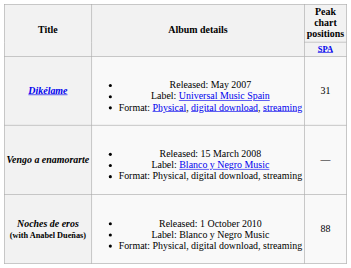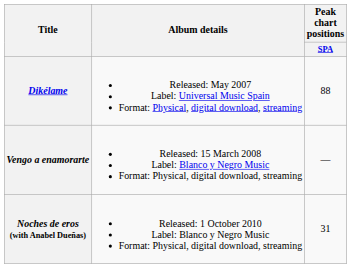(325, 90) 31 -> (325, 90) 88
(325, 229) 88 -> (325, 229) 31
